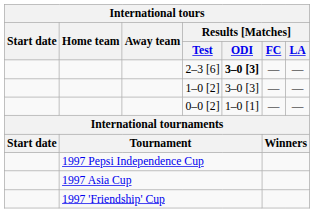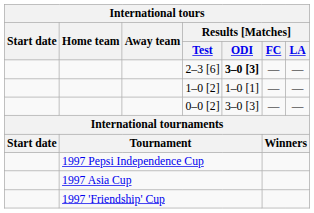(242, 87) 3–0 [3] -> (242, 87) 1–0 [1]
(242, 106) 1–0 [1] -> (242, 106) 3–0 [3]
